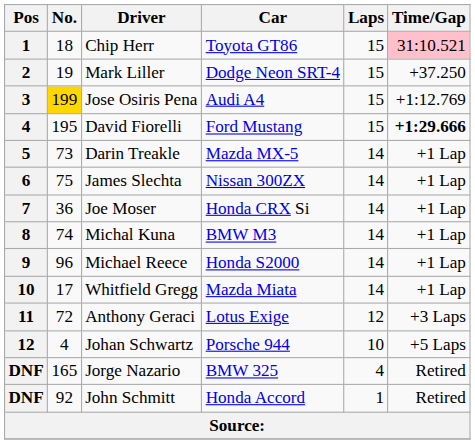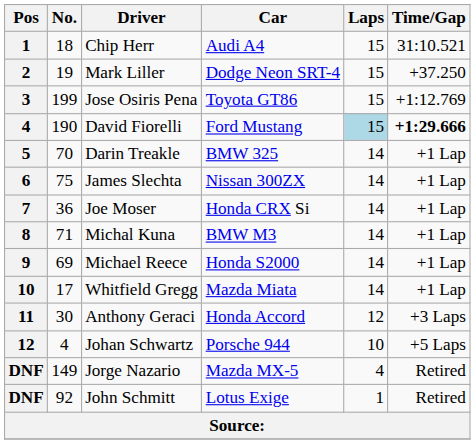(251, 45) Toyota GT86 -> (235, 45) Audi A4
(431, 45) pink background -> (431, 45) no background
(64, 99) gold background -> (64, 99) no background
(235, 99) Audi A4 -> (251, 99) Toyota GT86
(64, 126) 195 -> (64, 126) 190
(376, 126) no background -> (376, 126) lightblue background
(64, 153) 73 -> (64, 153) 70
(252, 153) Mazda MX-5 -> (242, 153) BMW 325
(64, 235) 74 -> (64, 235) 71
(64, 262) 96 -> (64, 262) 69
(64, 316) 72 -> (64, 316) 30
(247, 316) Lotus Exige -> (255, 316) Honda Accord
(64, 371) 165 -> (64, 371) 149
(242, 371) BMW 325 -> (252, 371) Mazda MX-5
(255, 398) Honda Accord -> (247, 398) Lotus Exige
